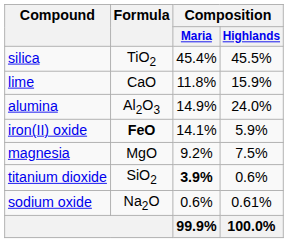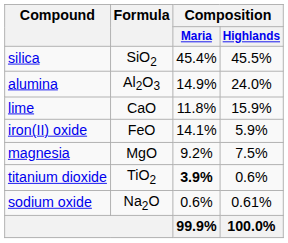(142, 59) TiO2 -> (142, 59) SiO2
rows swapped: (33, 106) <-> (21, 82)
(142, 130) bold -> (142, 130) normal
(142, 177) SiO2 -> (142, 177) TiO2
